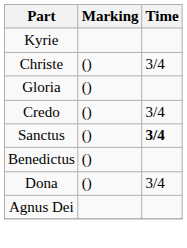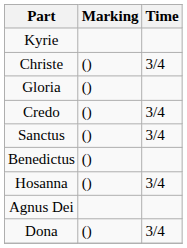(155, 135) bold -> (155, 135) normal
+ row: (41, 183)
rows swapped: (41, 207) <-> (41, 183)
